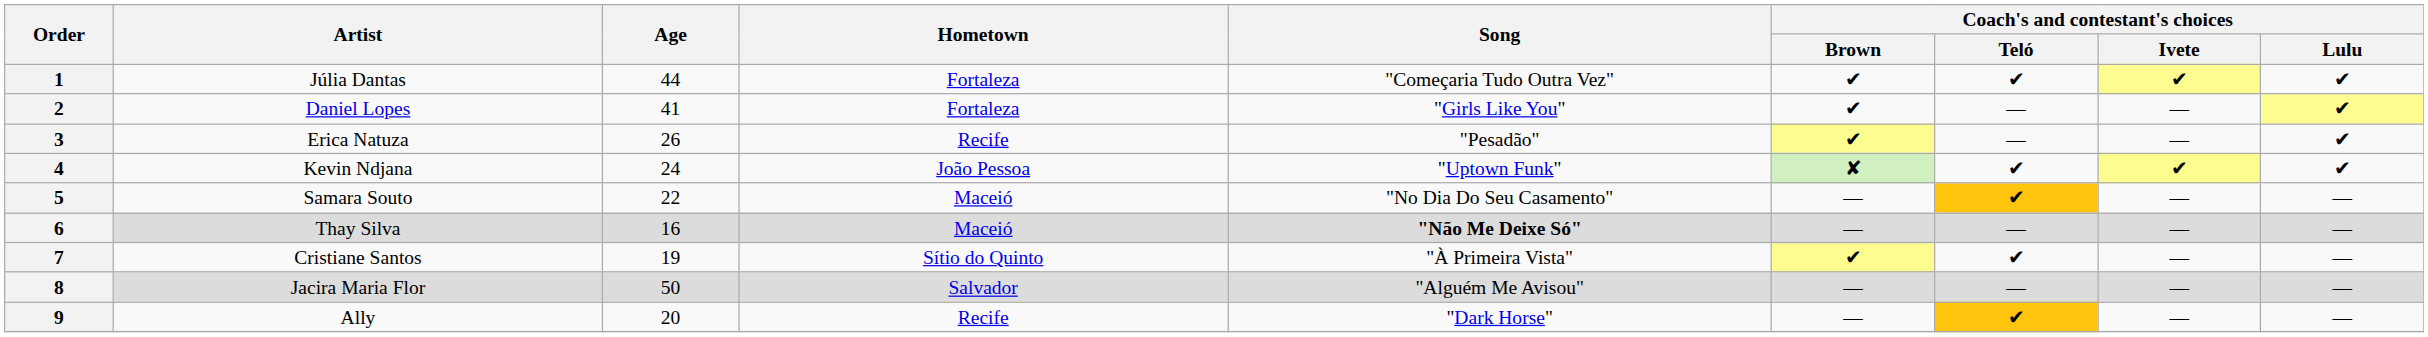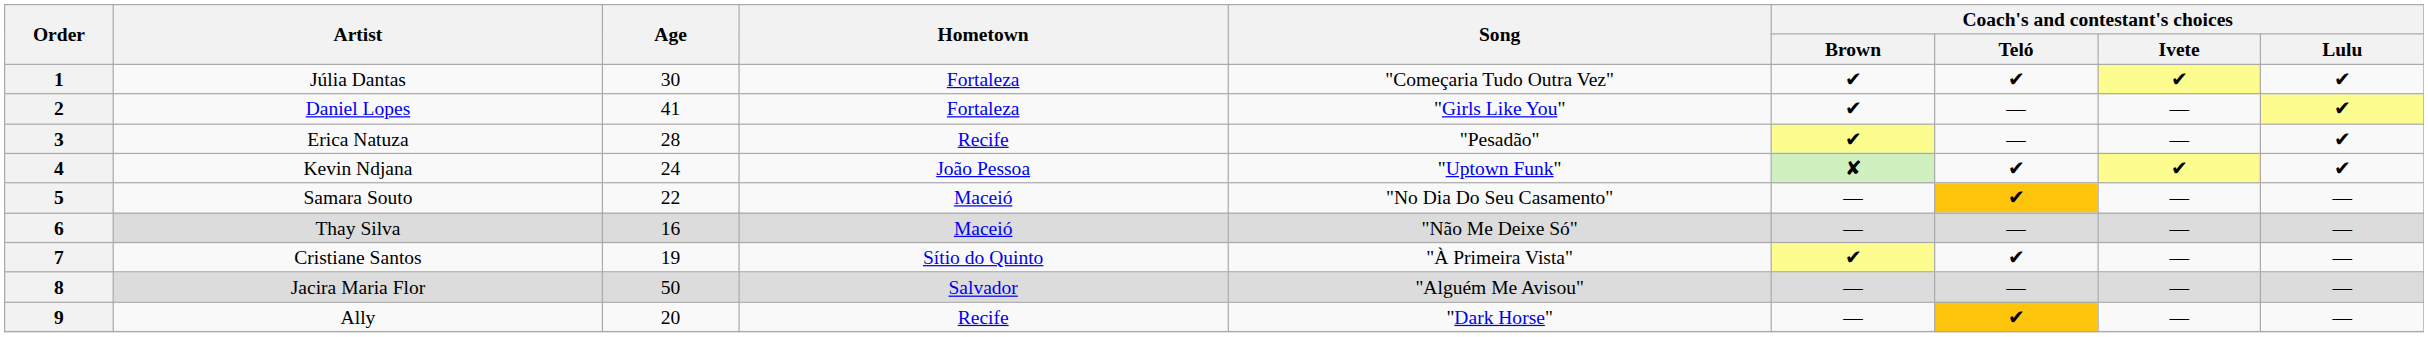(671, 79) 44 -> (671, 79) 30
(671, 138) 26 -> (671, 138) 28
(1500, 228) bold -> (1500, 228) normal
